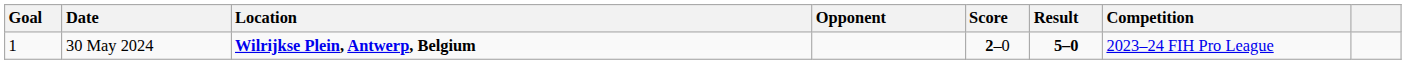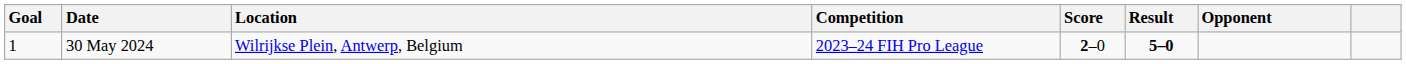columns swapped: (851, 18) <-> (1150, 18)
(355, 45) bold -> (349, 45) normal
